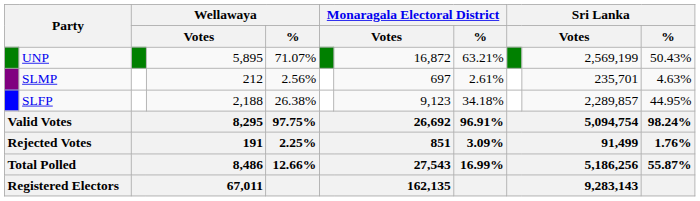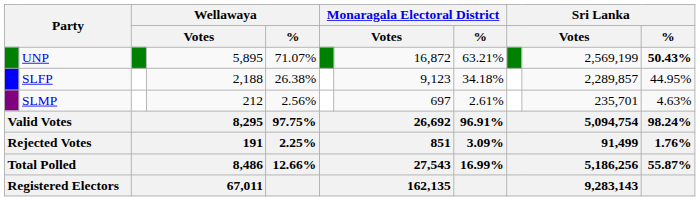(671, 57) normal -> (670, 57) bold
rows swapped: (37, 100) <-> (40, 79)
